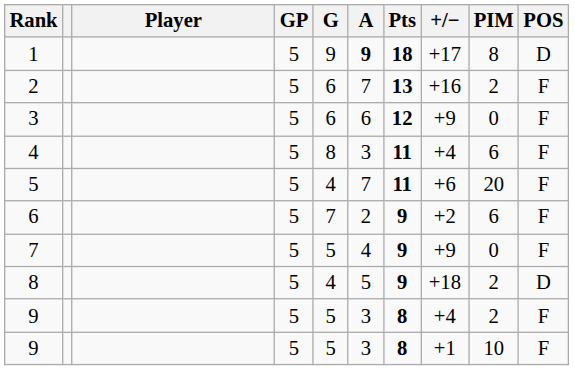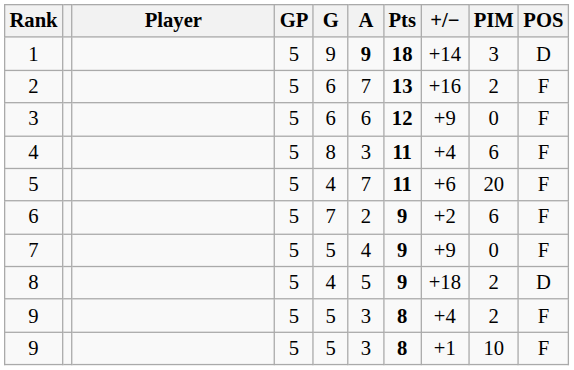(445, 53) +17 -> (445, 53) +14
(494, 53) 8 -> (494, 53) 3
